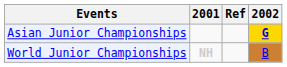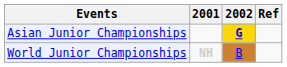columns swapped: (265, 14) <-> (236, 14)
